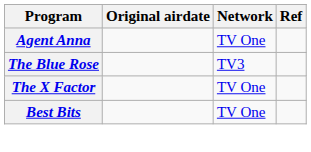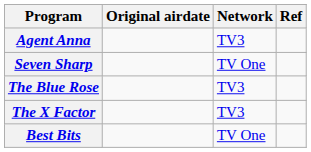(241, 40) TV One -> (231, 40) TV3
+ row: (53, 64)
(241, 87) TV One -> (231, 111) TV3
